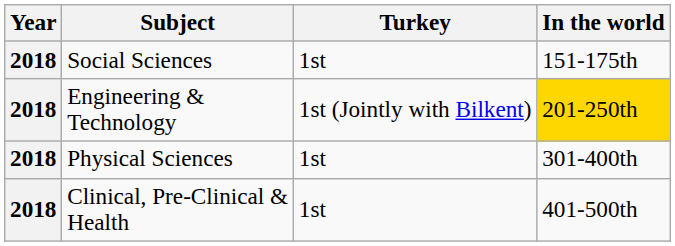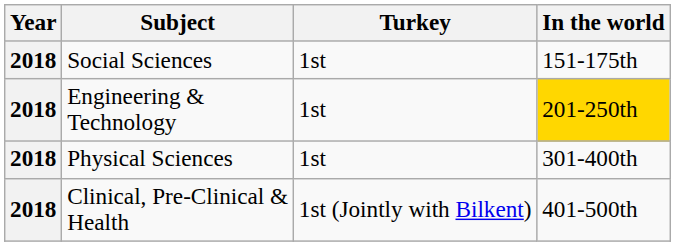(415, 109) 1st (Jointly with Bilkent) -> (312, 109) 1st
(312, 209) 1st -> (415, 209) 1st (Jointly with Bilkent)
